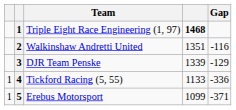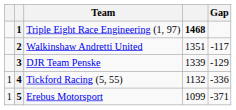(220, 46) -116 -> (220, 46) -117
(195, 80) 1133 -> (195, 80) 1132
